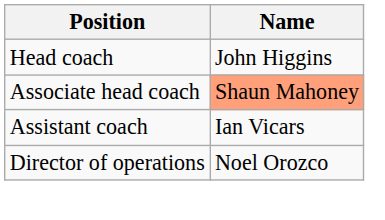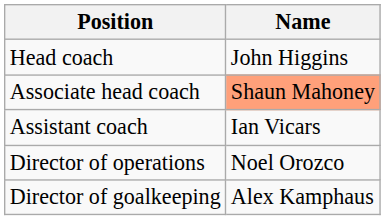+ row: (115, 197)
